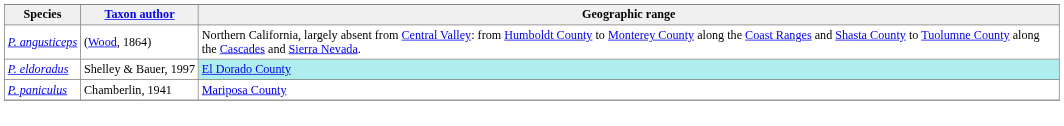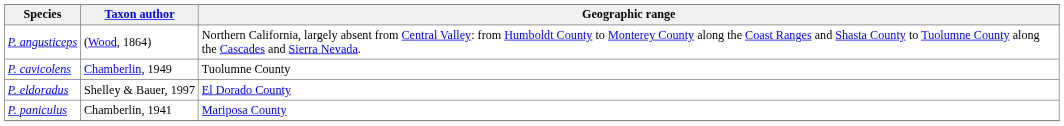+ row: (39, 69)
(246, 69) paleturquoise background -> (246, 90) no background
